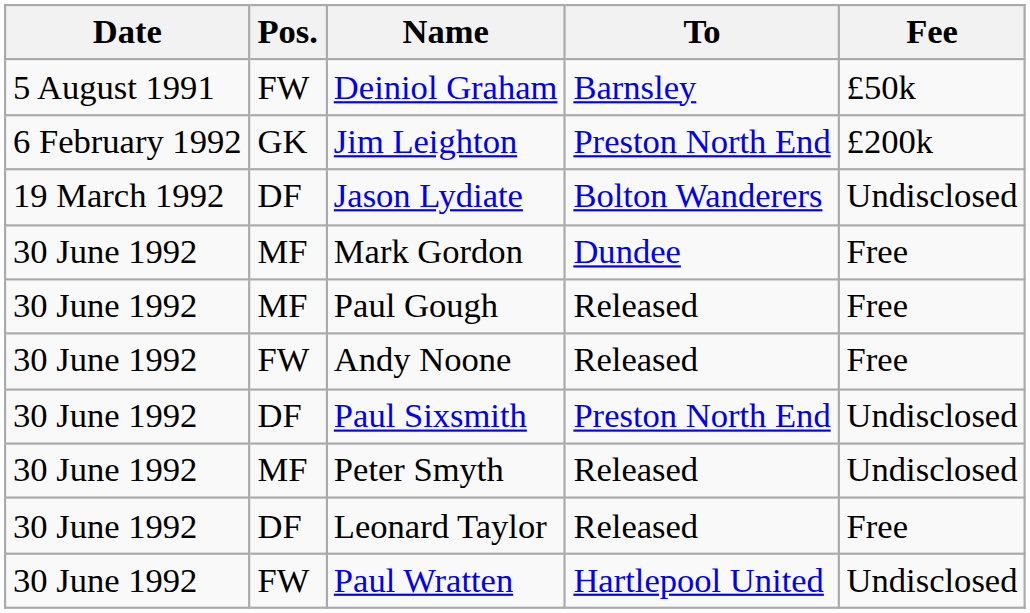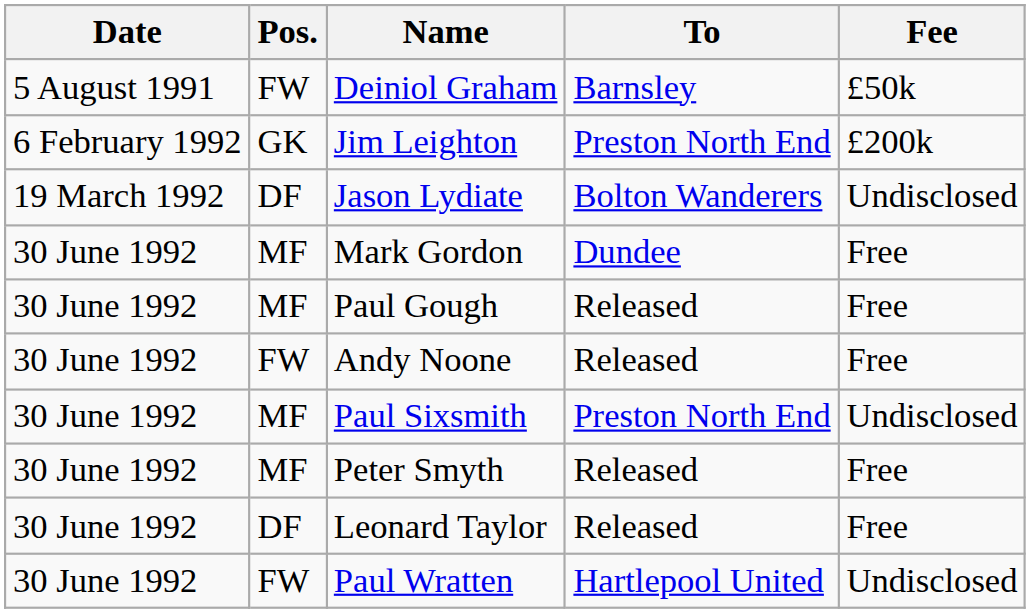(280, 415) DF -> (282, 415) MF
(932, 470) Undisclosed -> (877, 470) Free
